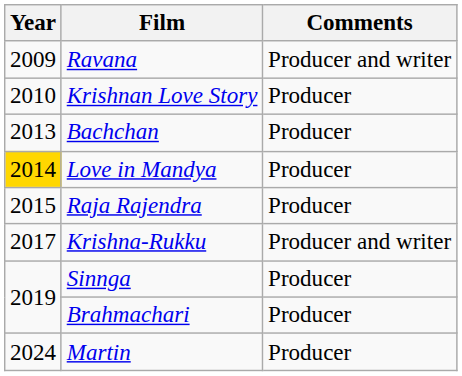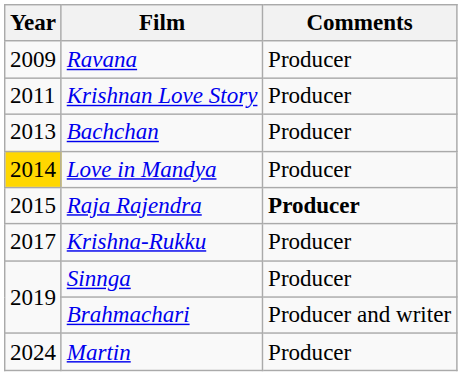(360, 59) Producer and writer -> (310, 59) Producer
(33, 95) 2010 -> (33, 95) 2011
(310, 205) normal -> (314, 205) bold
(360, 242) Producer and writer -> (310, 242) Producer
(310, 315) Producer -> (360, 315) Producer and writer
